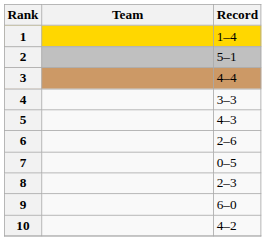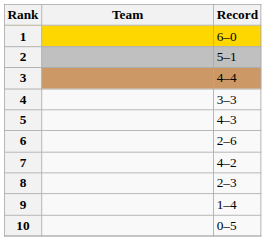(227, 36) 1–4 -> (227, 36) 6–0
(227, 162) 0–5 -> (227, 162) 4–2
(227, 204) 6–0 -> (227, 204) 1–4
(227, 225) 4–2 -> (227, 225) 0–5
